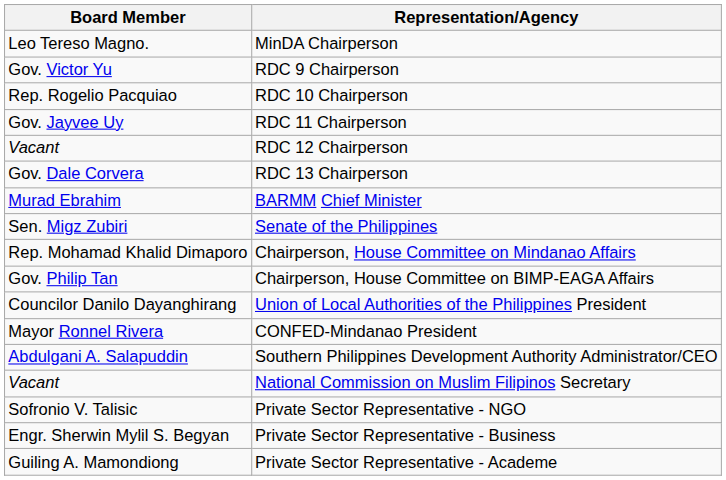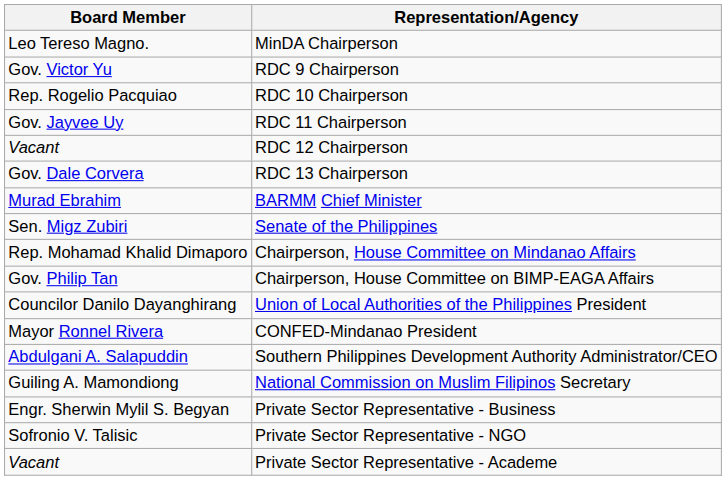(34, 383) Vacant -> (94, 383) Guiling A. Mamondiong
rows swapped: (405, 435) <-> (391, 409)
(94, 461) Guiling A. Mamondiong -> (34, 461) Vacant
